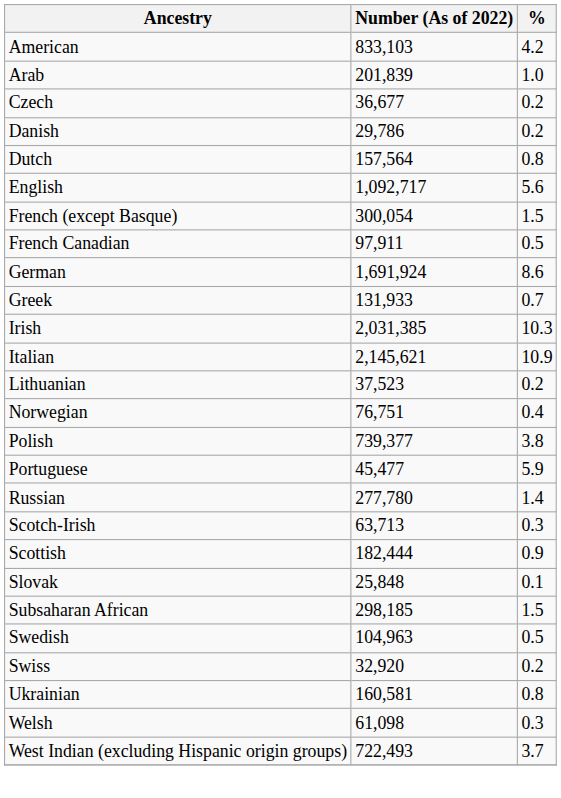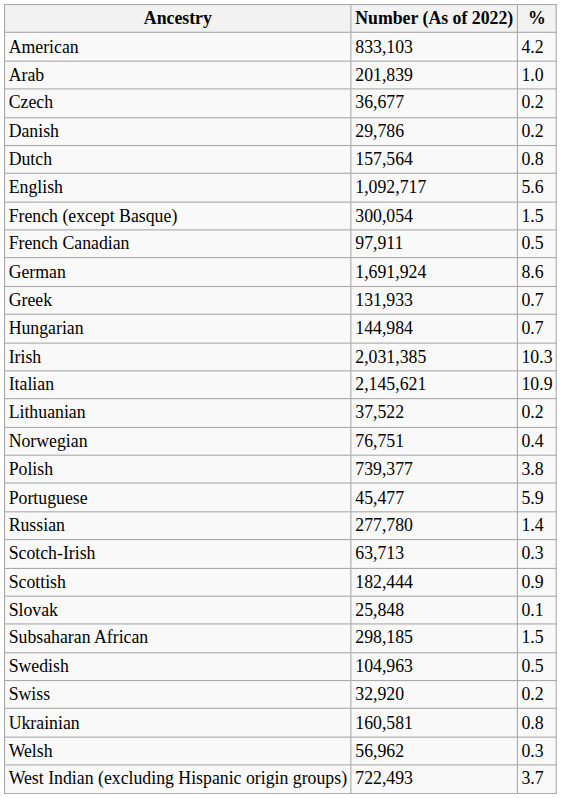+ row: (46, 328)
(380, 384) 37,523 -> (380, 412) 37,522
(380, 722) 61,098 -> (380, 750) 56,962
